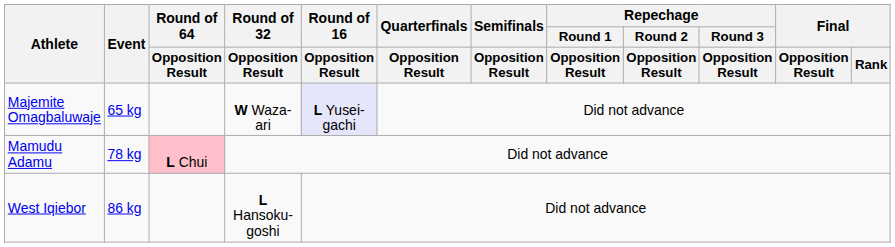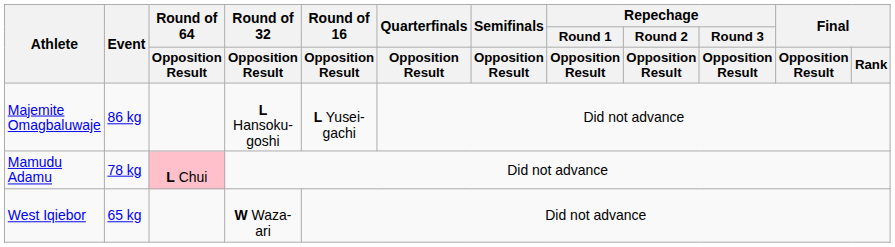(124, 110) 65 kg -> (124, 117) 86 kg
(263, 117) W Waza-ari -> (263, 125) L Hansoku-goshi
(339, 117) lavender background -> (339, 125) no background
(124, 208) 86 kg -> (124, 216) 65 kg
(263, 216) L Hansoku-goshi -> (263, 224) W Waza-ari
